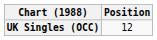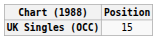(127, 28) 12 -> (127, 28) 15
